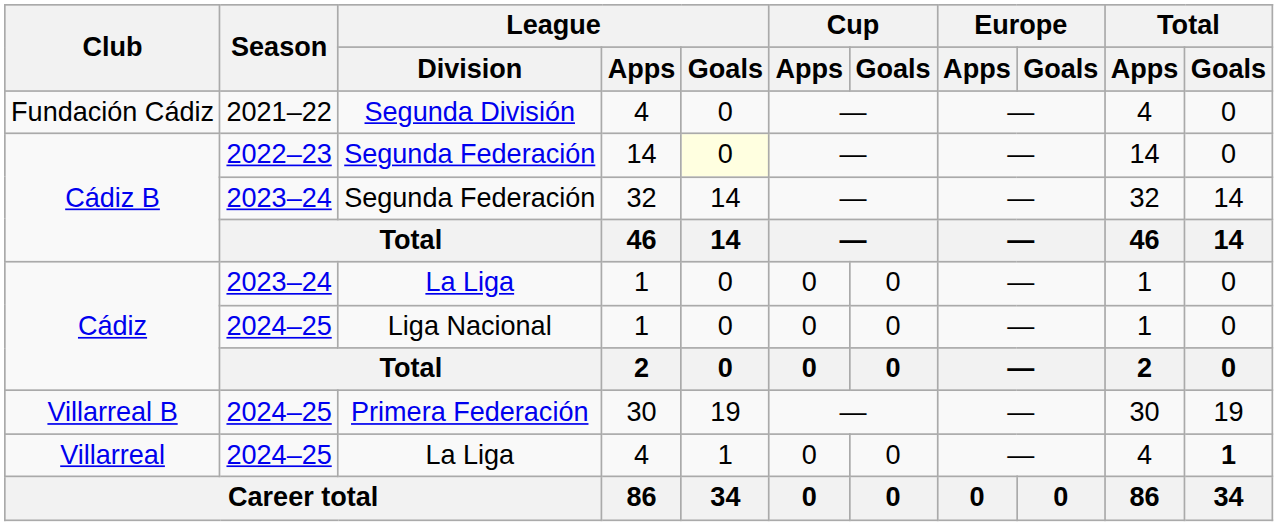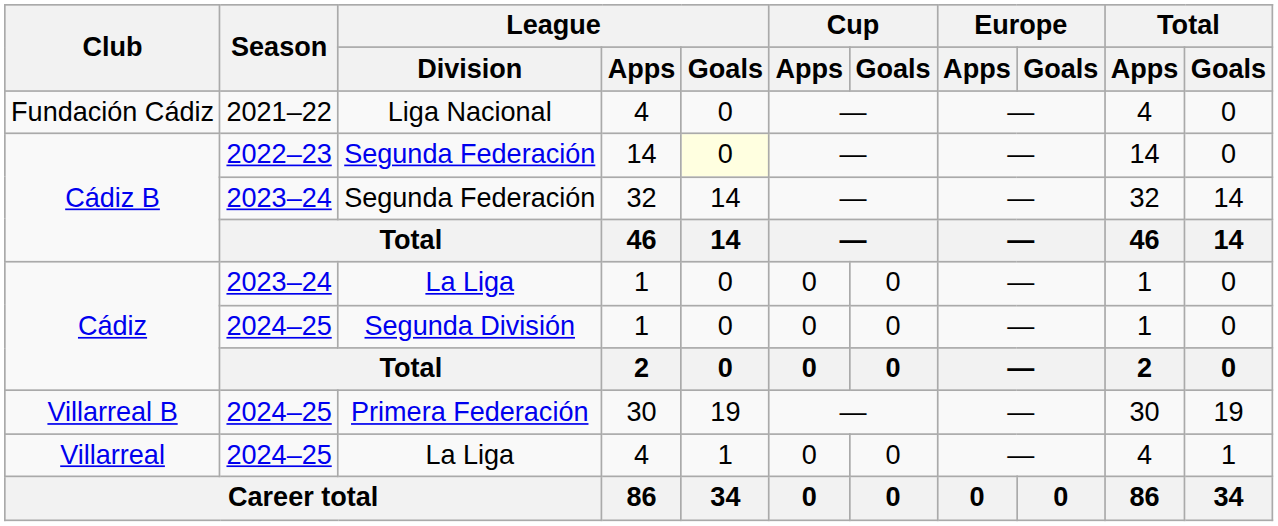(470, 111) Segunda División -> (470, 111) Liga Nacional
(470, 326) Liga Nacional -> (470, 326) Segunda División
(1228, 454) bold -> (1228, 454) normal
